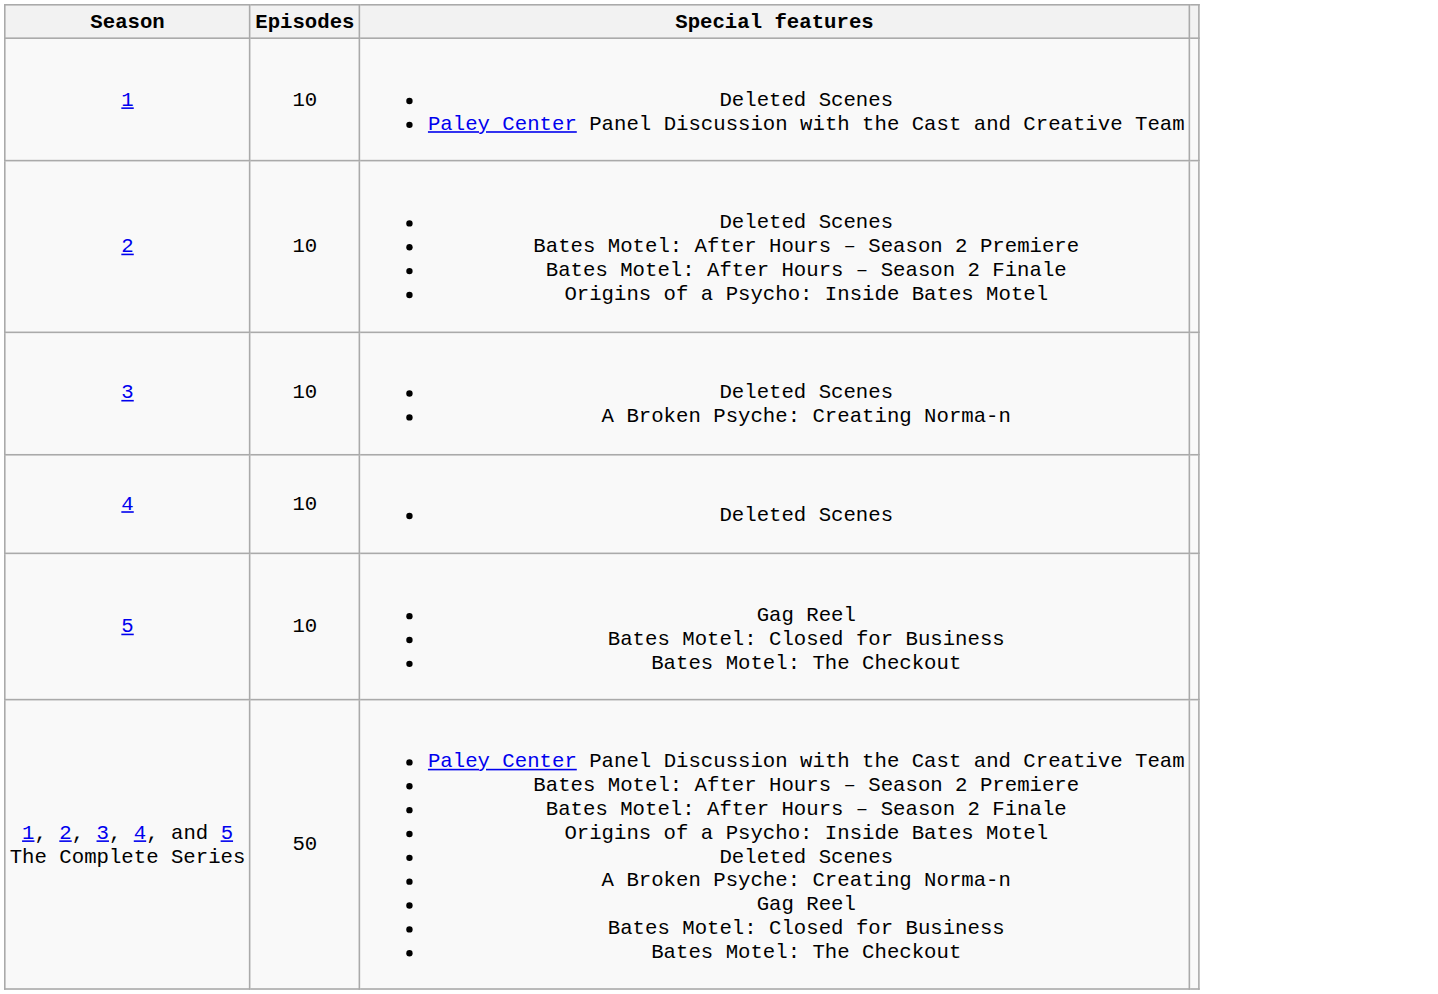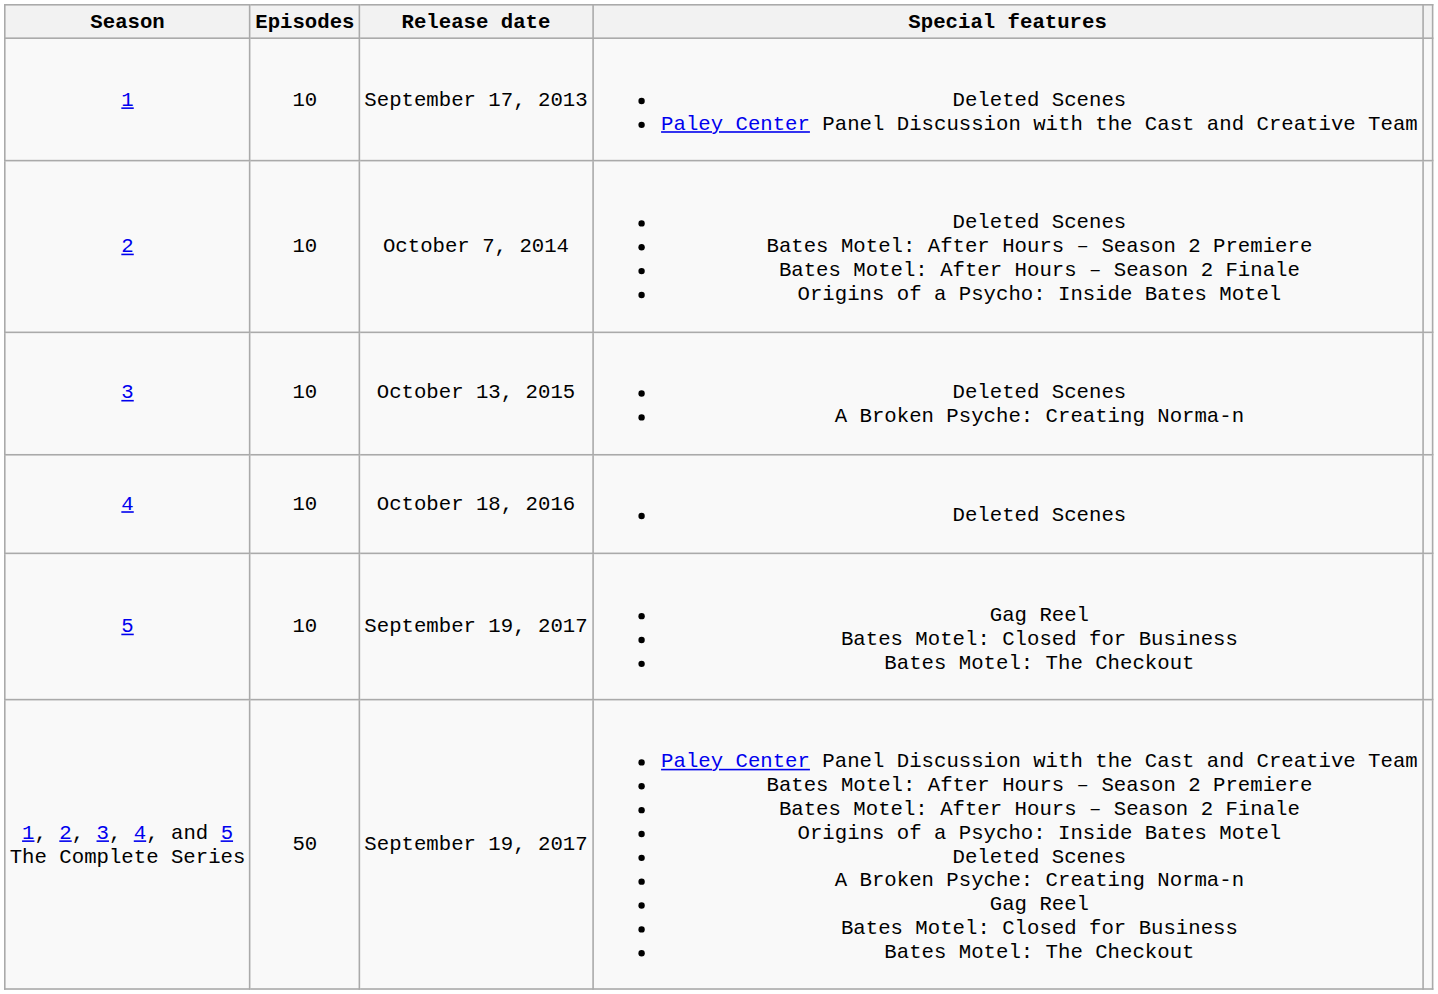+ column: (476, 22)
